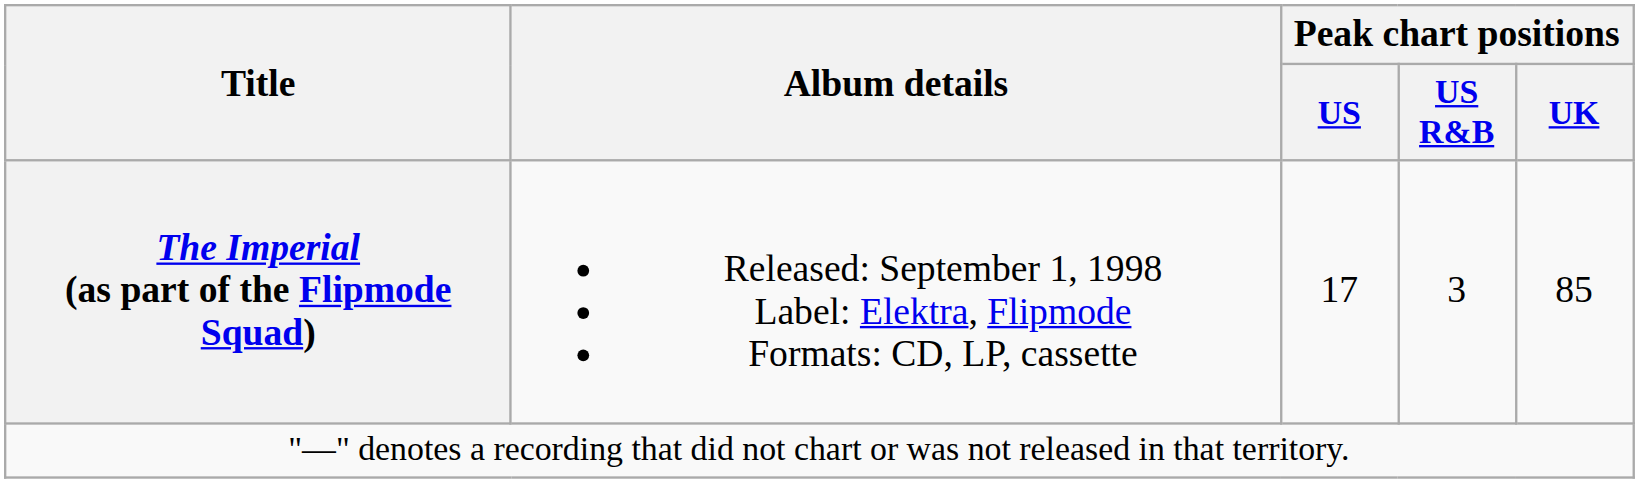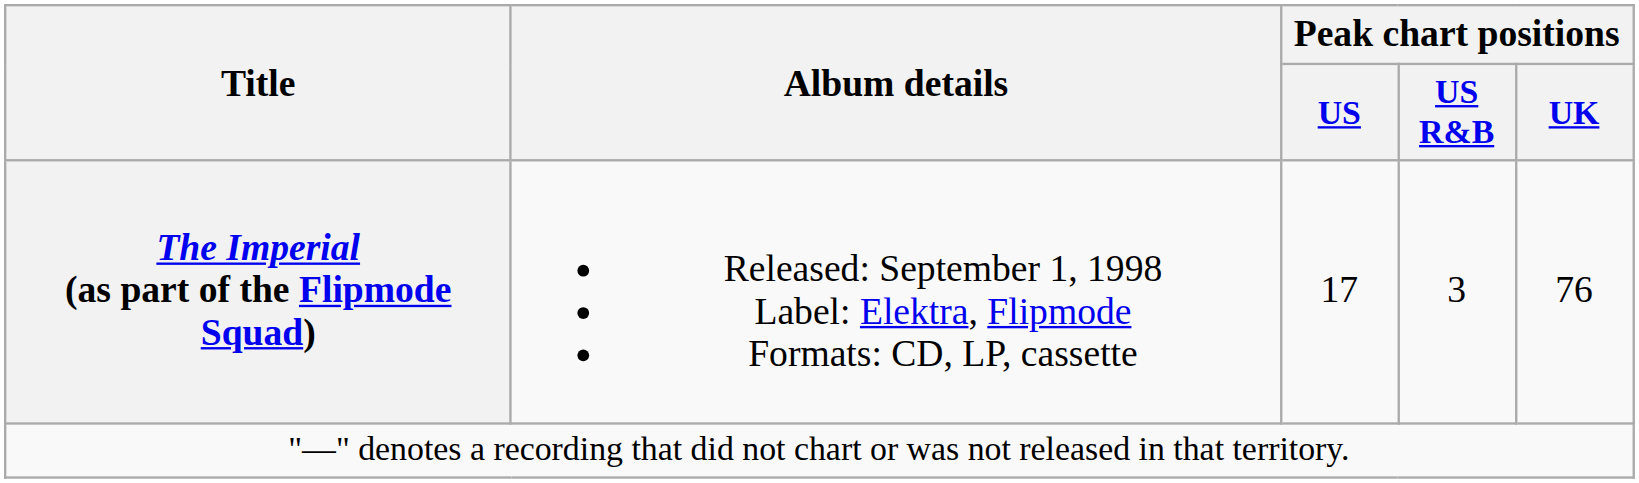(1574, 290) 85 -> (1574, 290) 76
